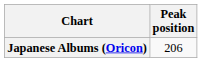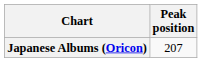(173, 47) 206 -> (173, 47) 207
